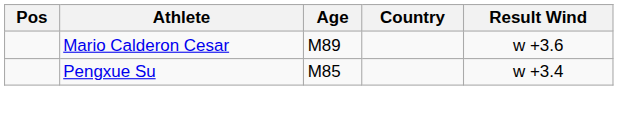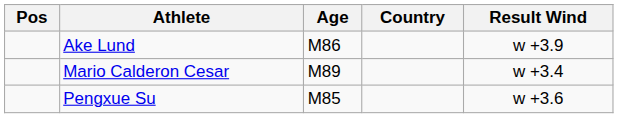+ row: (99, 44)
(538, 44) w +3.6 -> (538, 71) w +3.4
(538, 71) w +3.4 -> (538, 98) w +3.6
